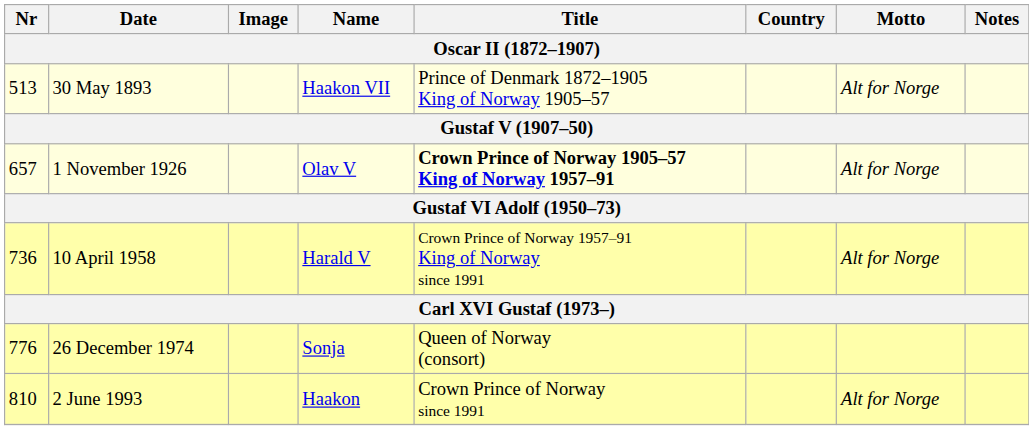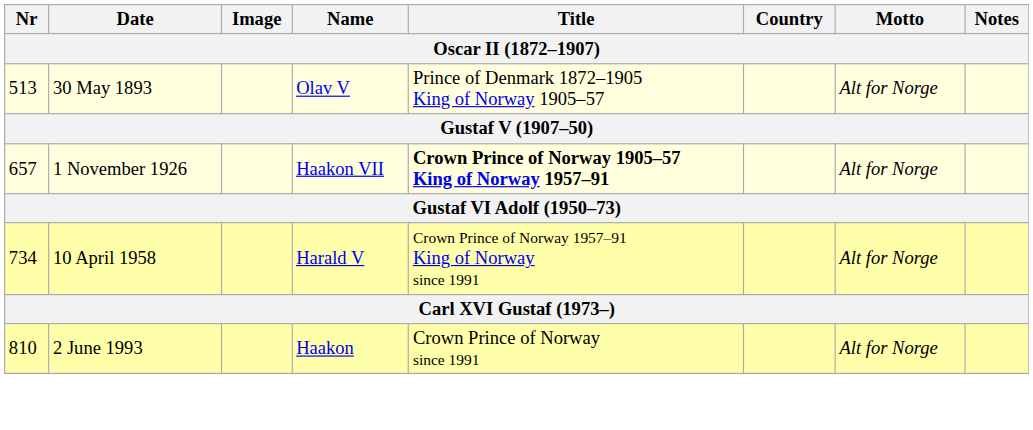(346, 88) Haakon VII -> (323, 88) Olav V
(329, 168) Olav V -> (340, 168) Haakon VII
(23, 258) 736 -> (23, 258) 734
- row: (123, 348)
